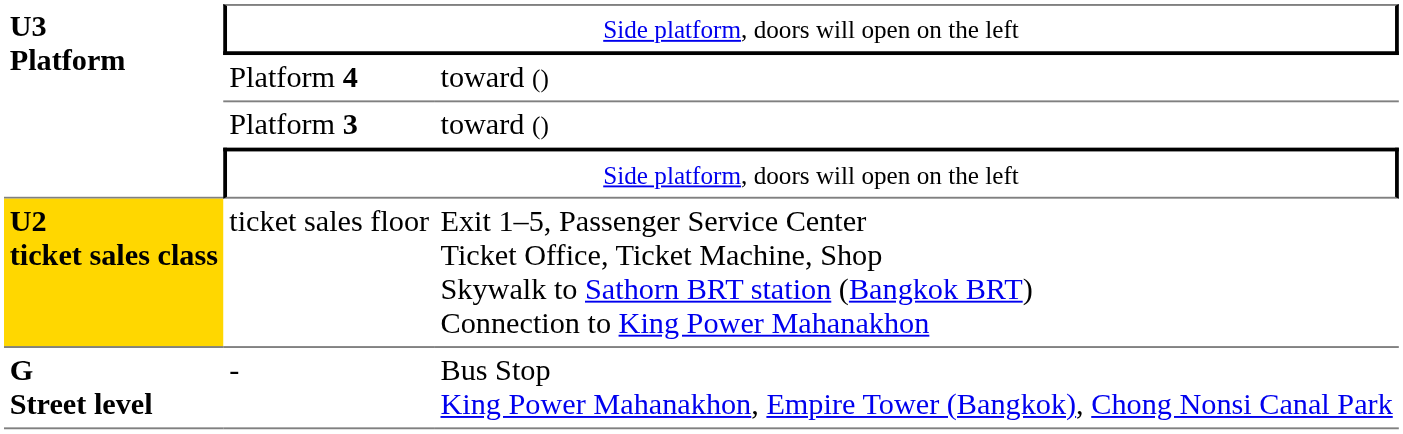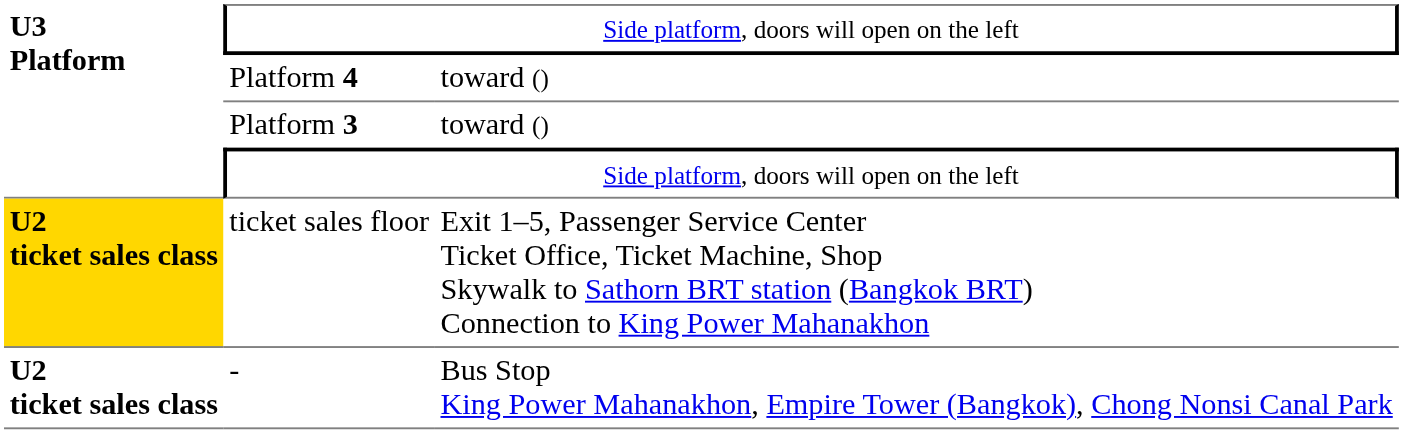(81, 387) G Street level -> (114, 387) U2 ticket sales class
